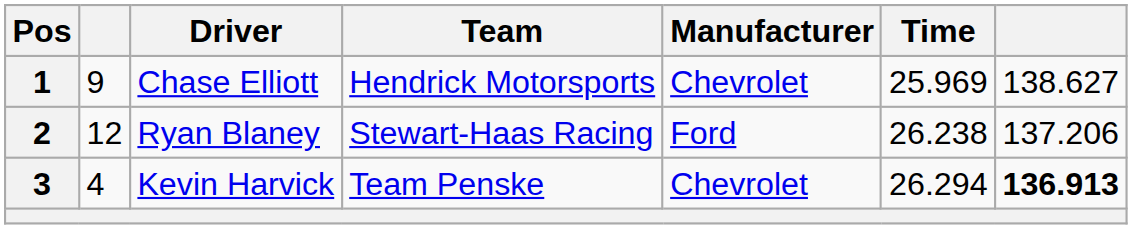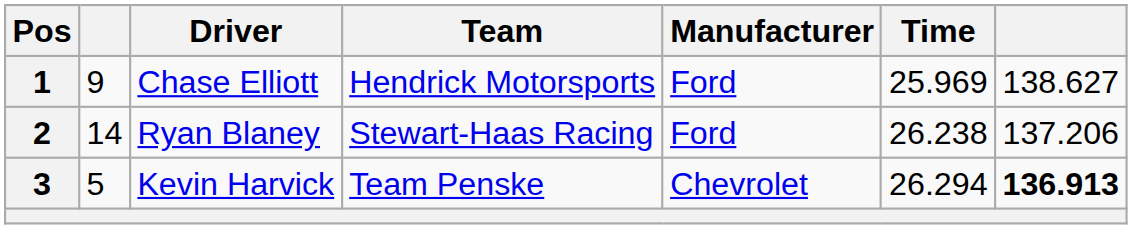(739, 82) Chevrolet -> (703, 82) Ford
(105, 133) 12 -> (105, 133) 14
(96, 184) 4 -> (96, 184) 5
